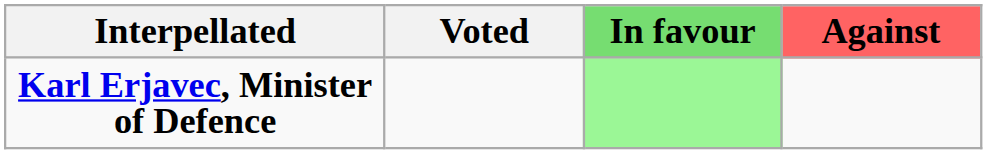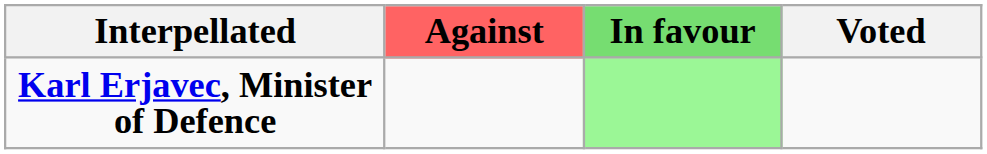columns swapped: (484, 31) <-> (881, 31)
